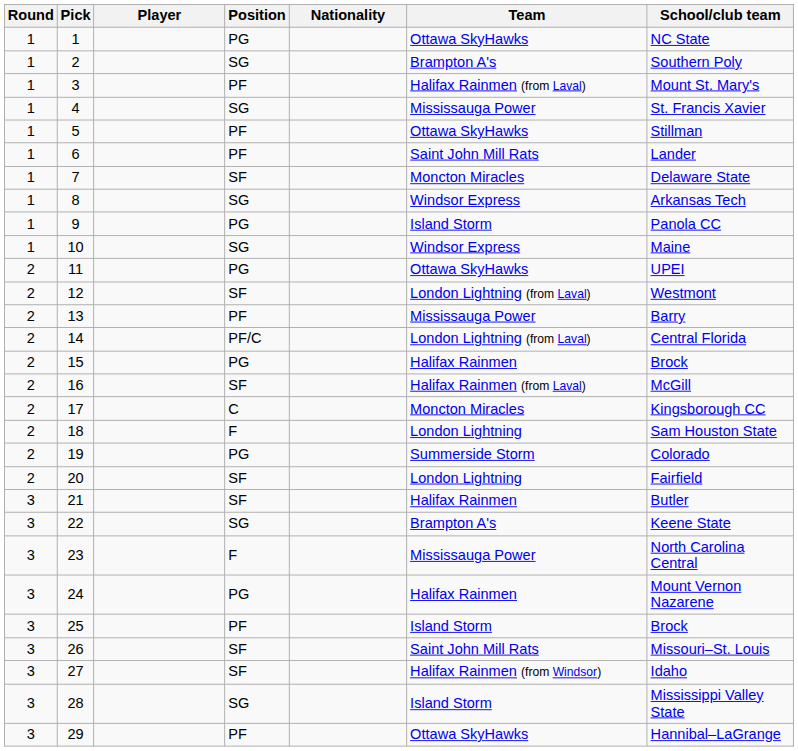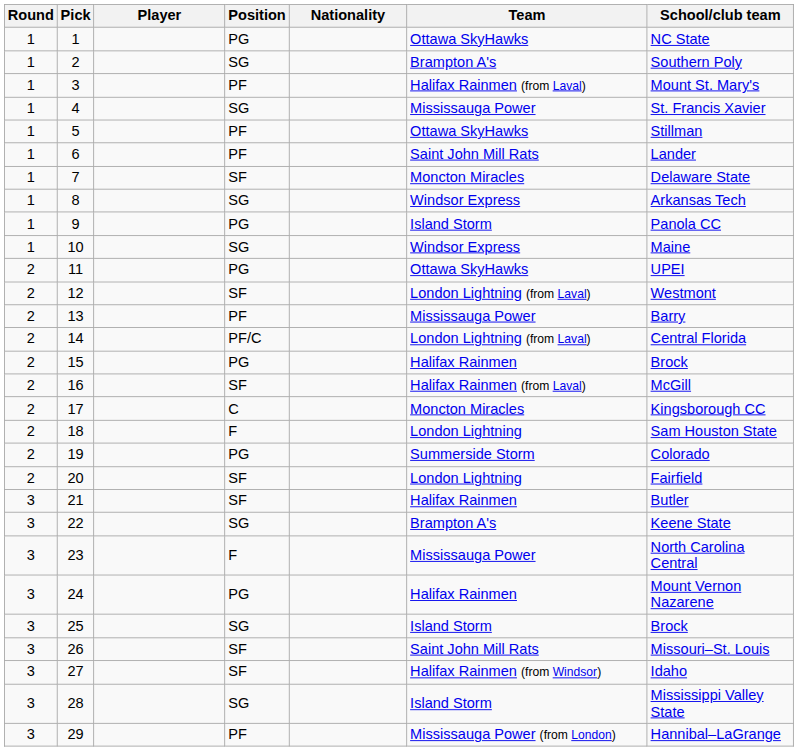(238, 626) PF -> (239, 626) SG
(469, 734) Ottawa SkyHawks -> (513, 734) Mississauga Power (from London)
